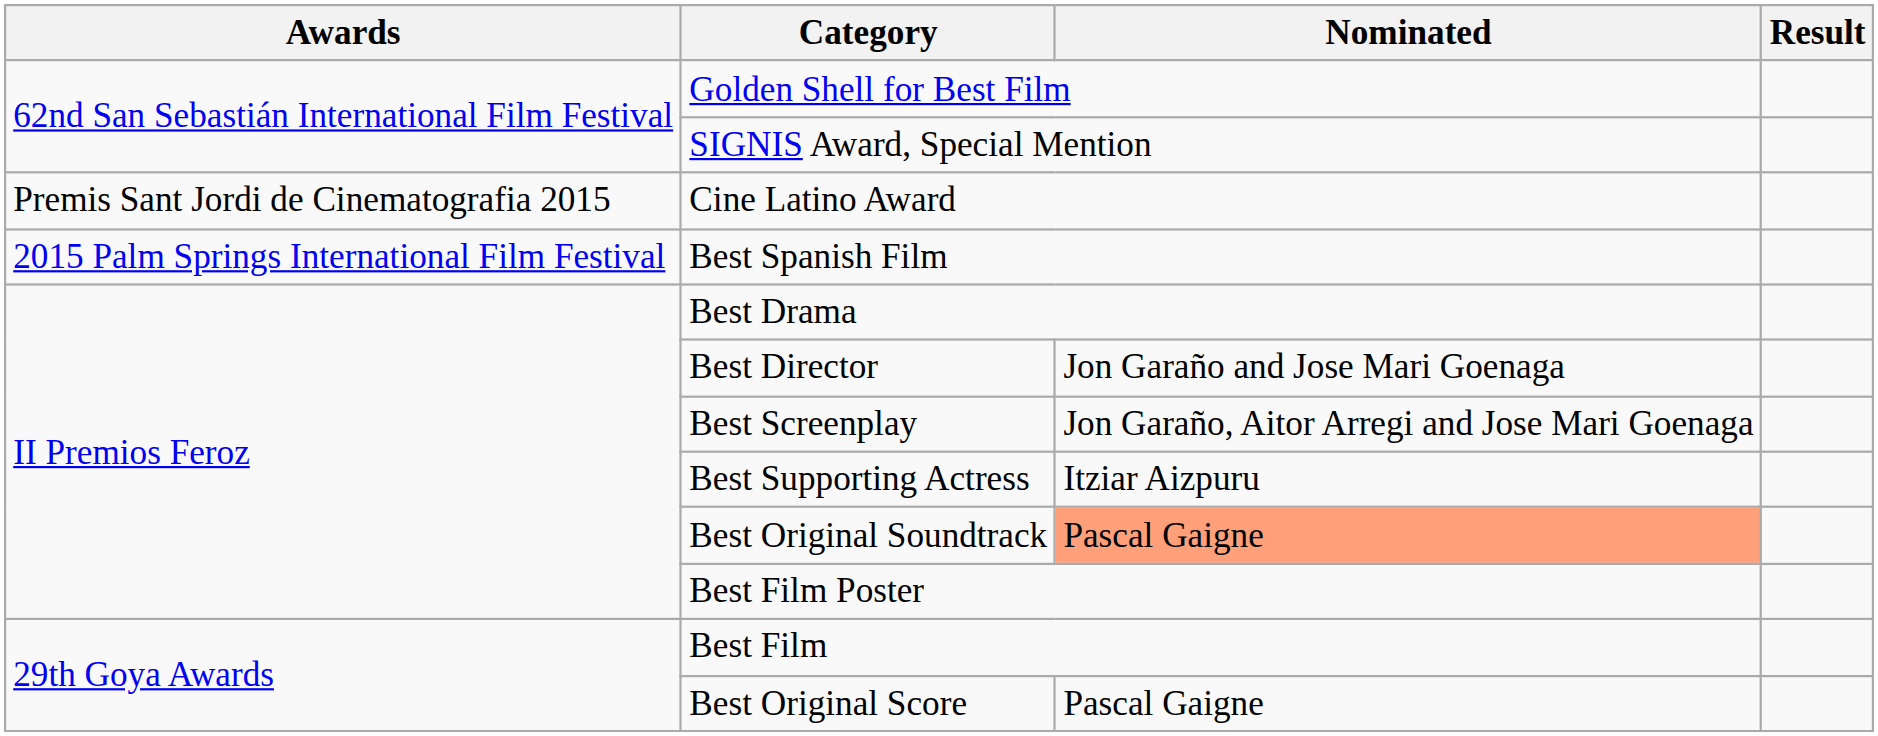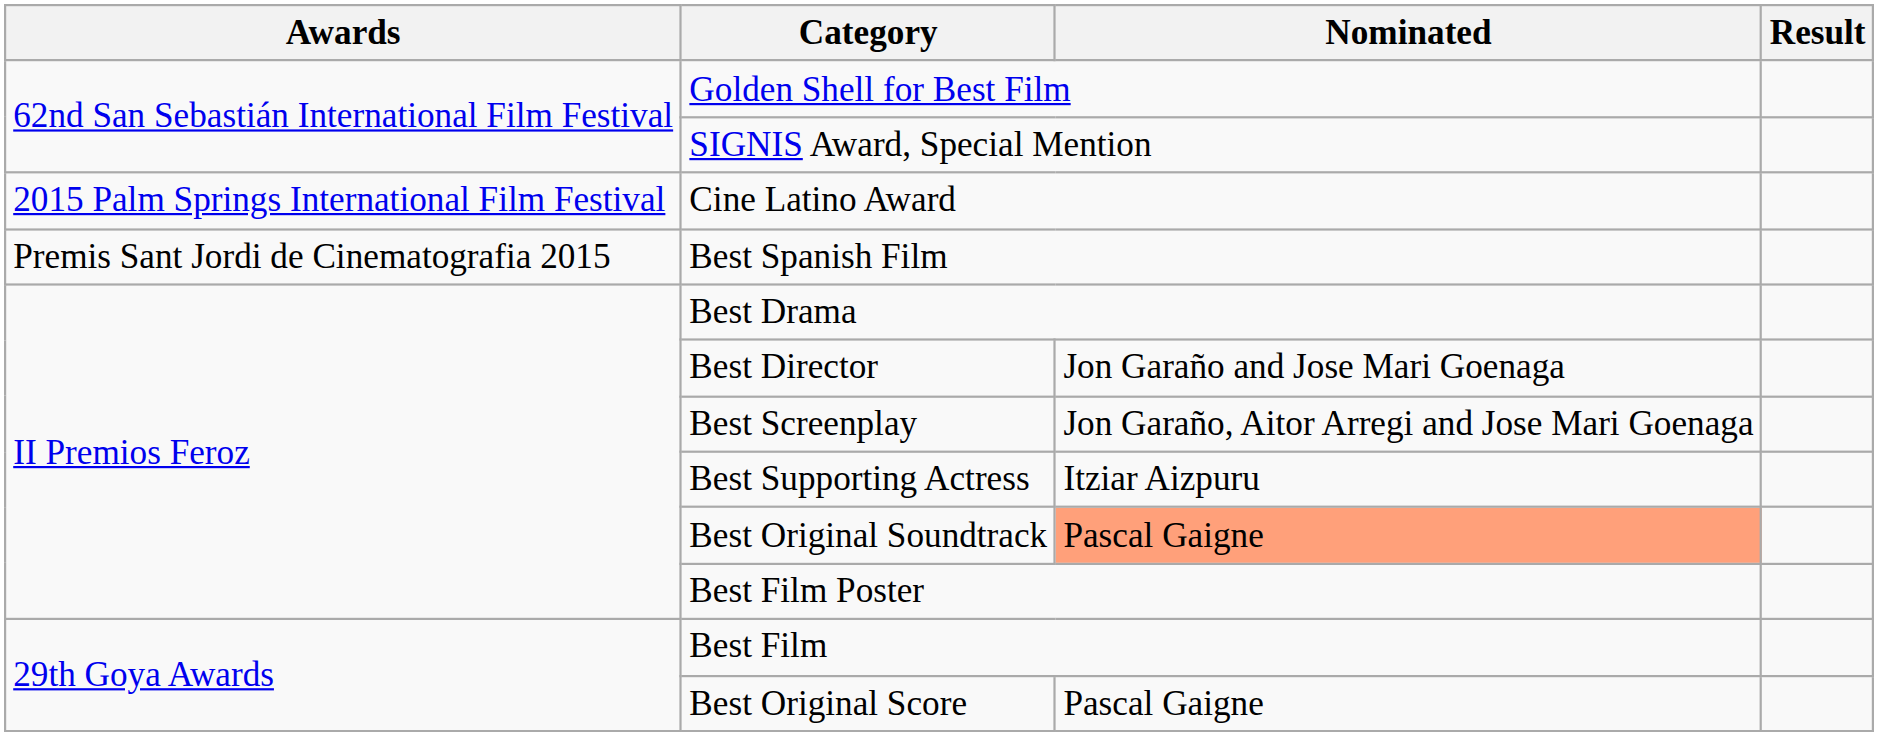(312, 199) Premis Sant Jordi de Cinematografia 2015 -> (339, 199) 2015 Palm Springs International Film Festival
(339, 255) 2015 Palm Springs International Film Festival -> (312, 255) Premis Sant Jordi de Cinematografia 2015
